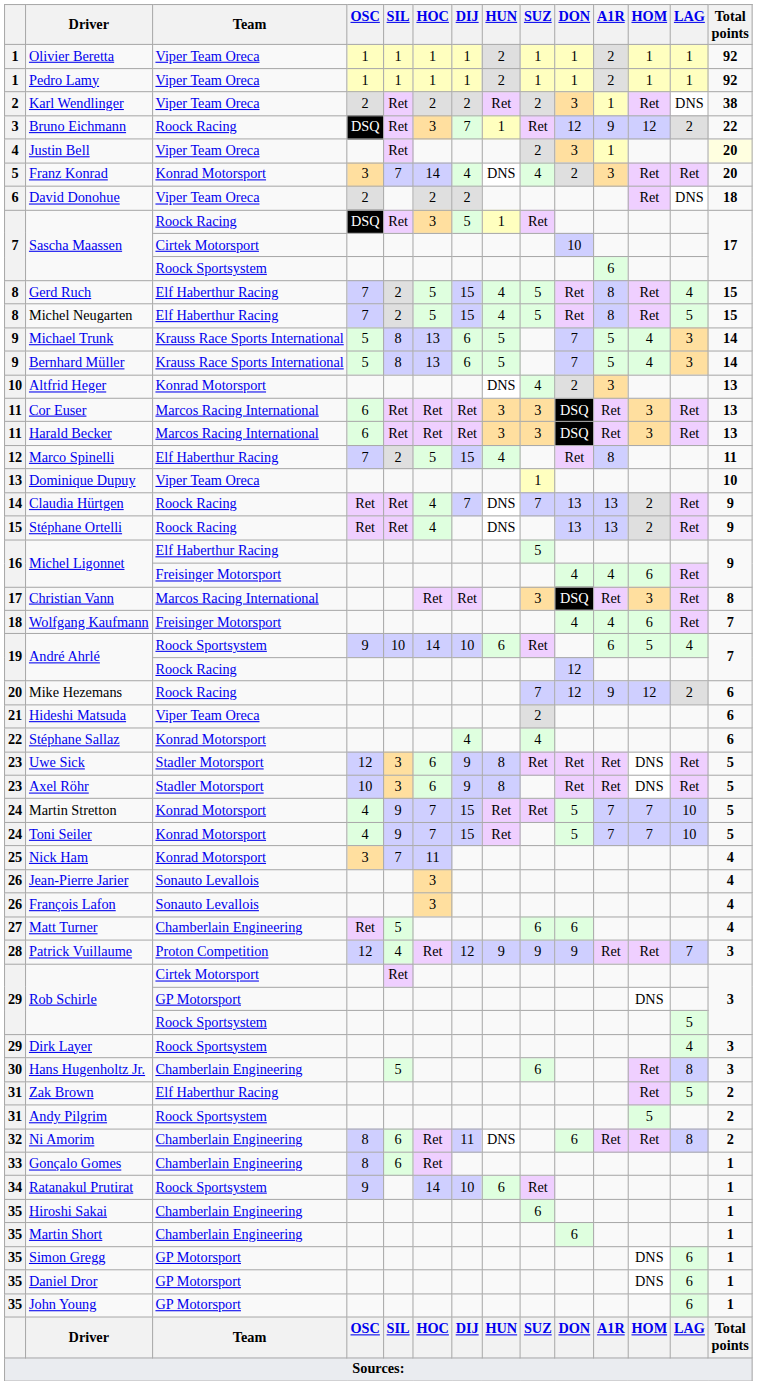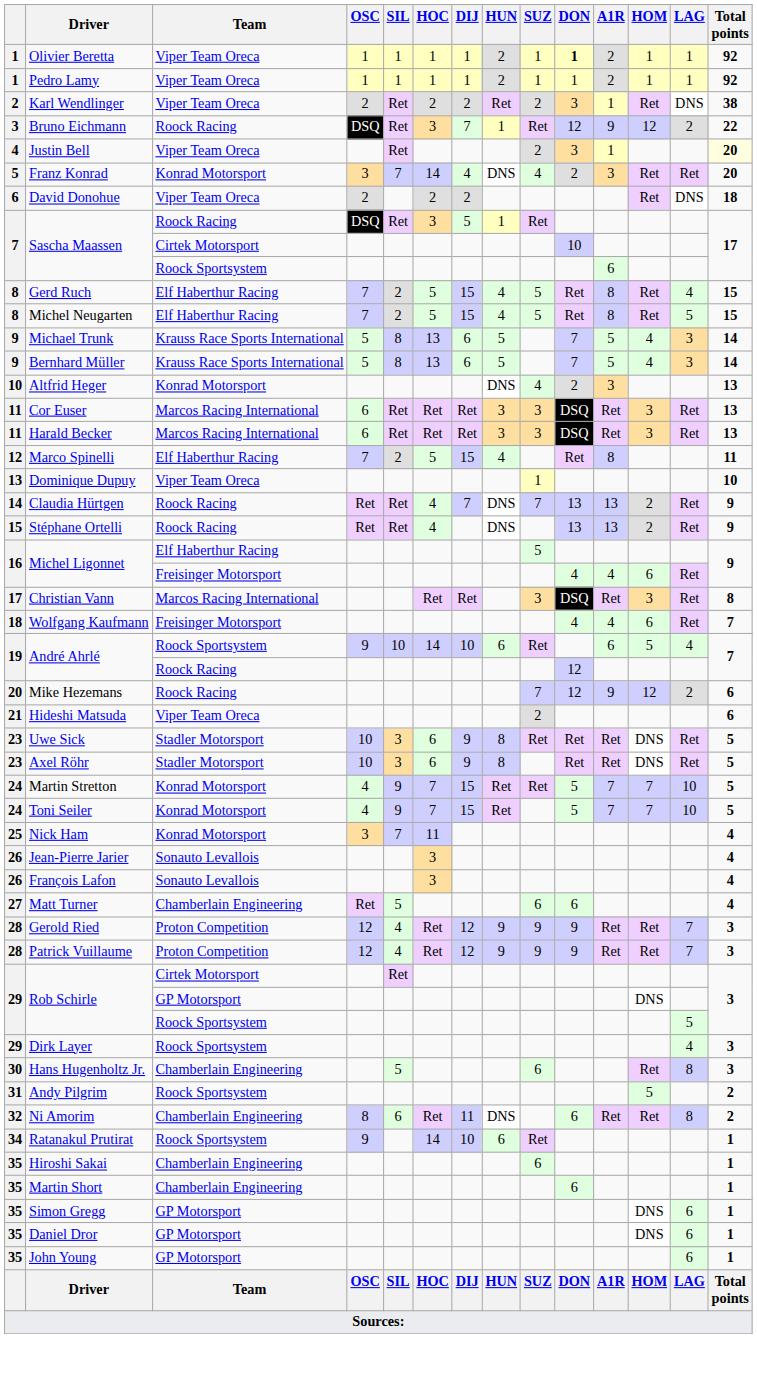(574, 56) normal -> (574, 56) bold
- row: (74, 739)
(365, 763) 12 -> (365, 739) 10
+ row: (64, 927)
- row: (61, 1092)
- row: (75, 1163)
